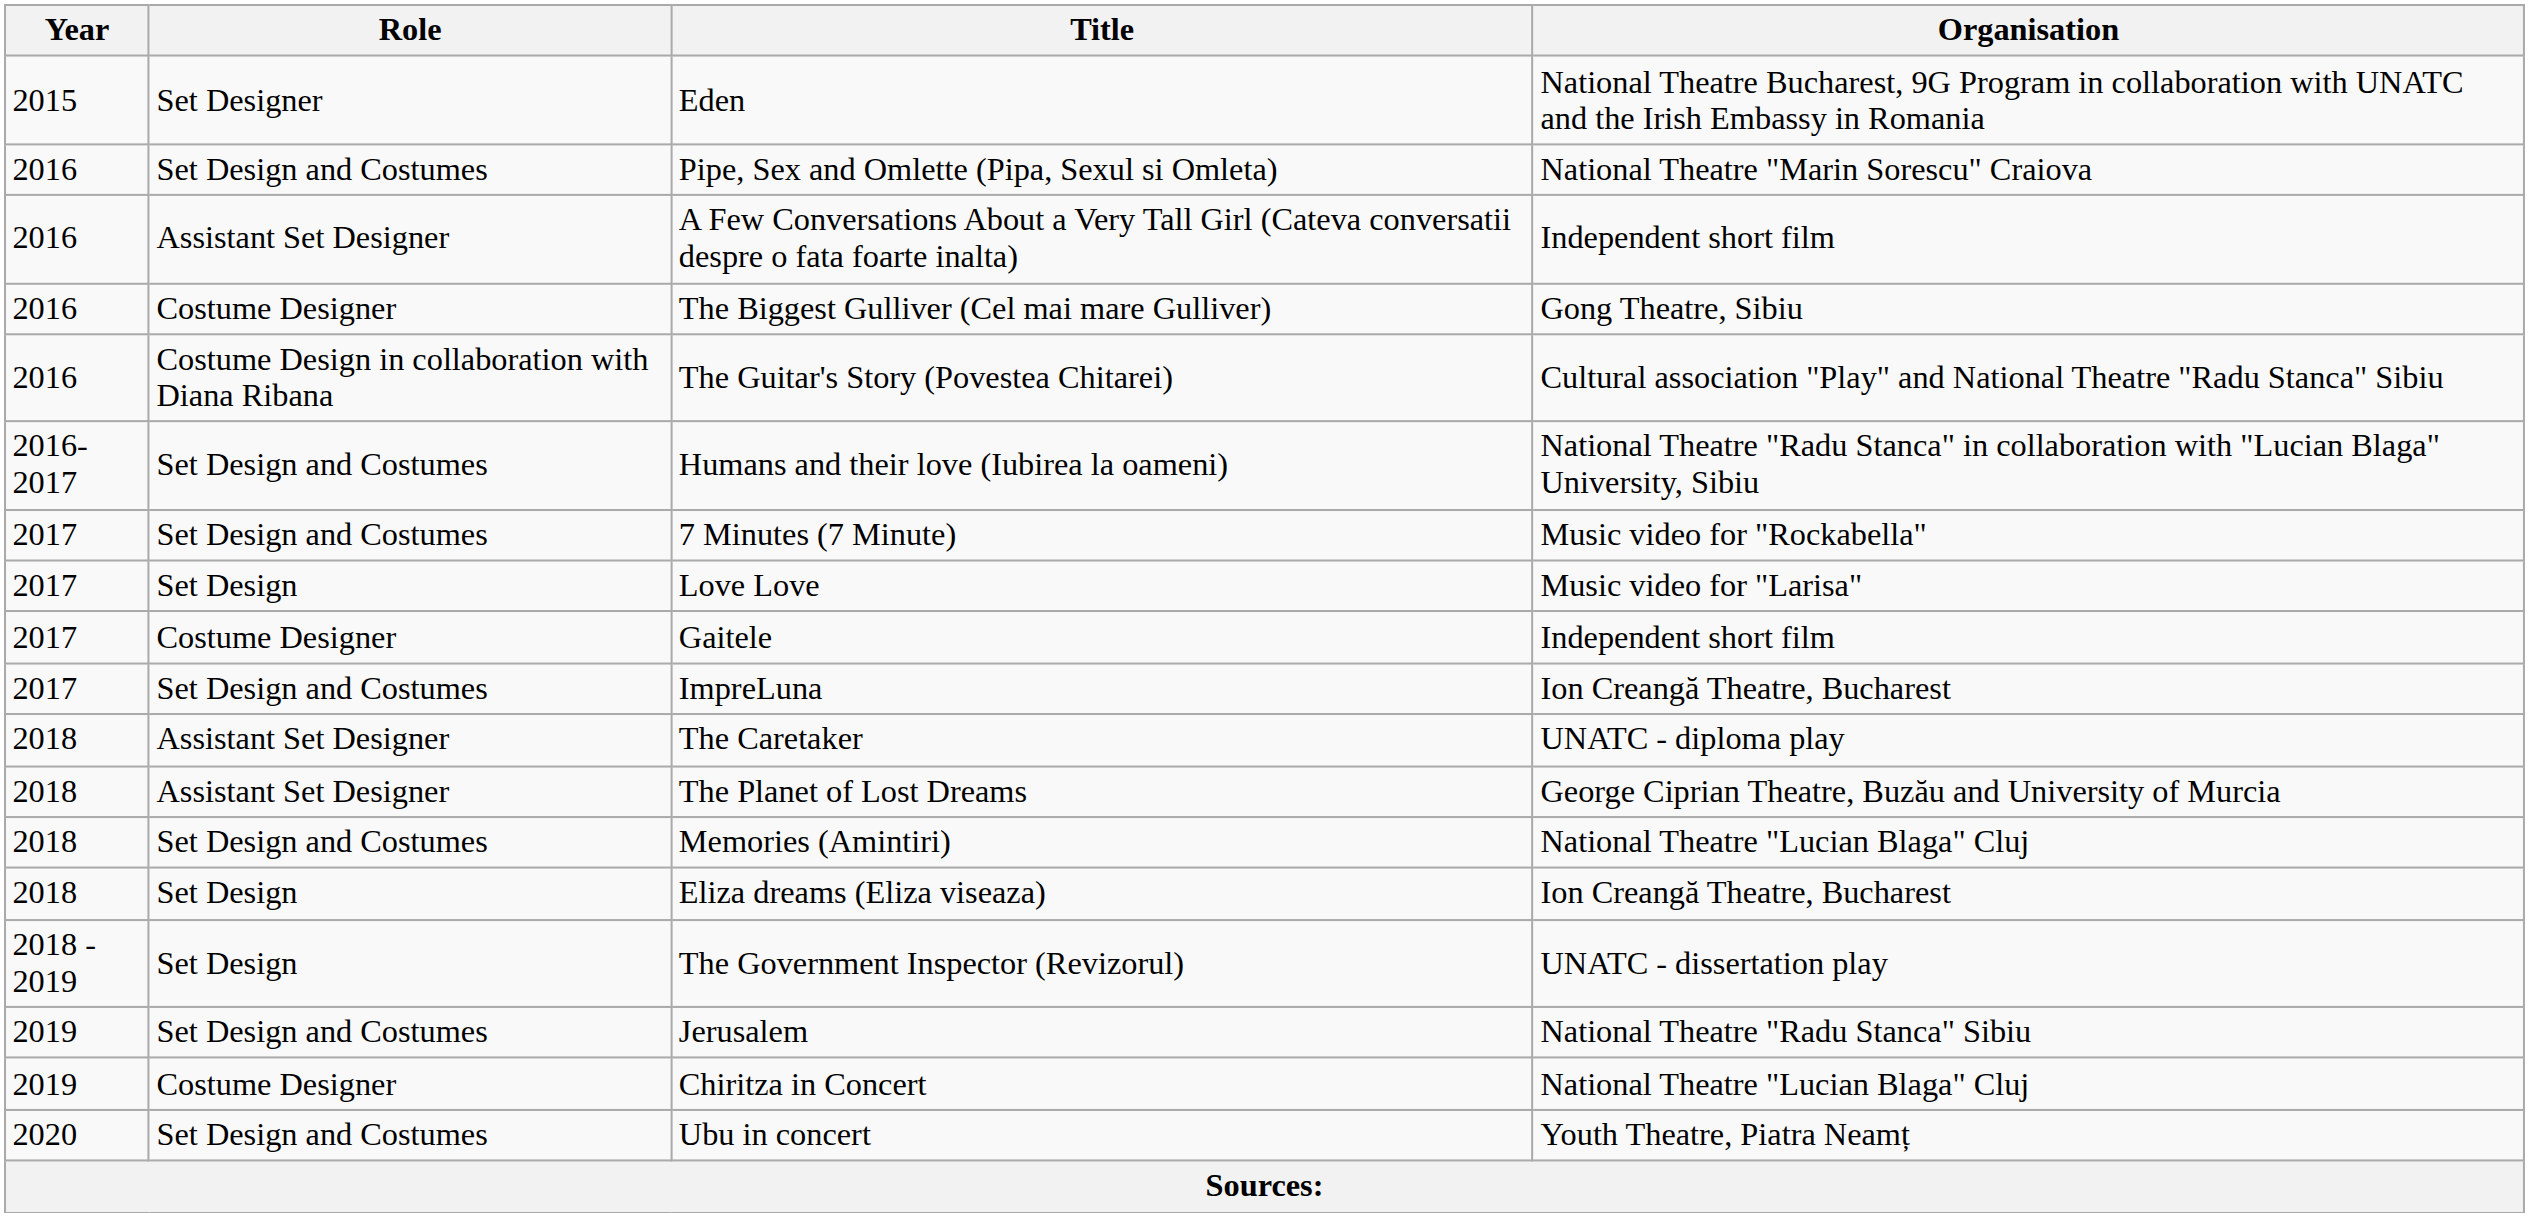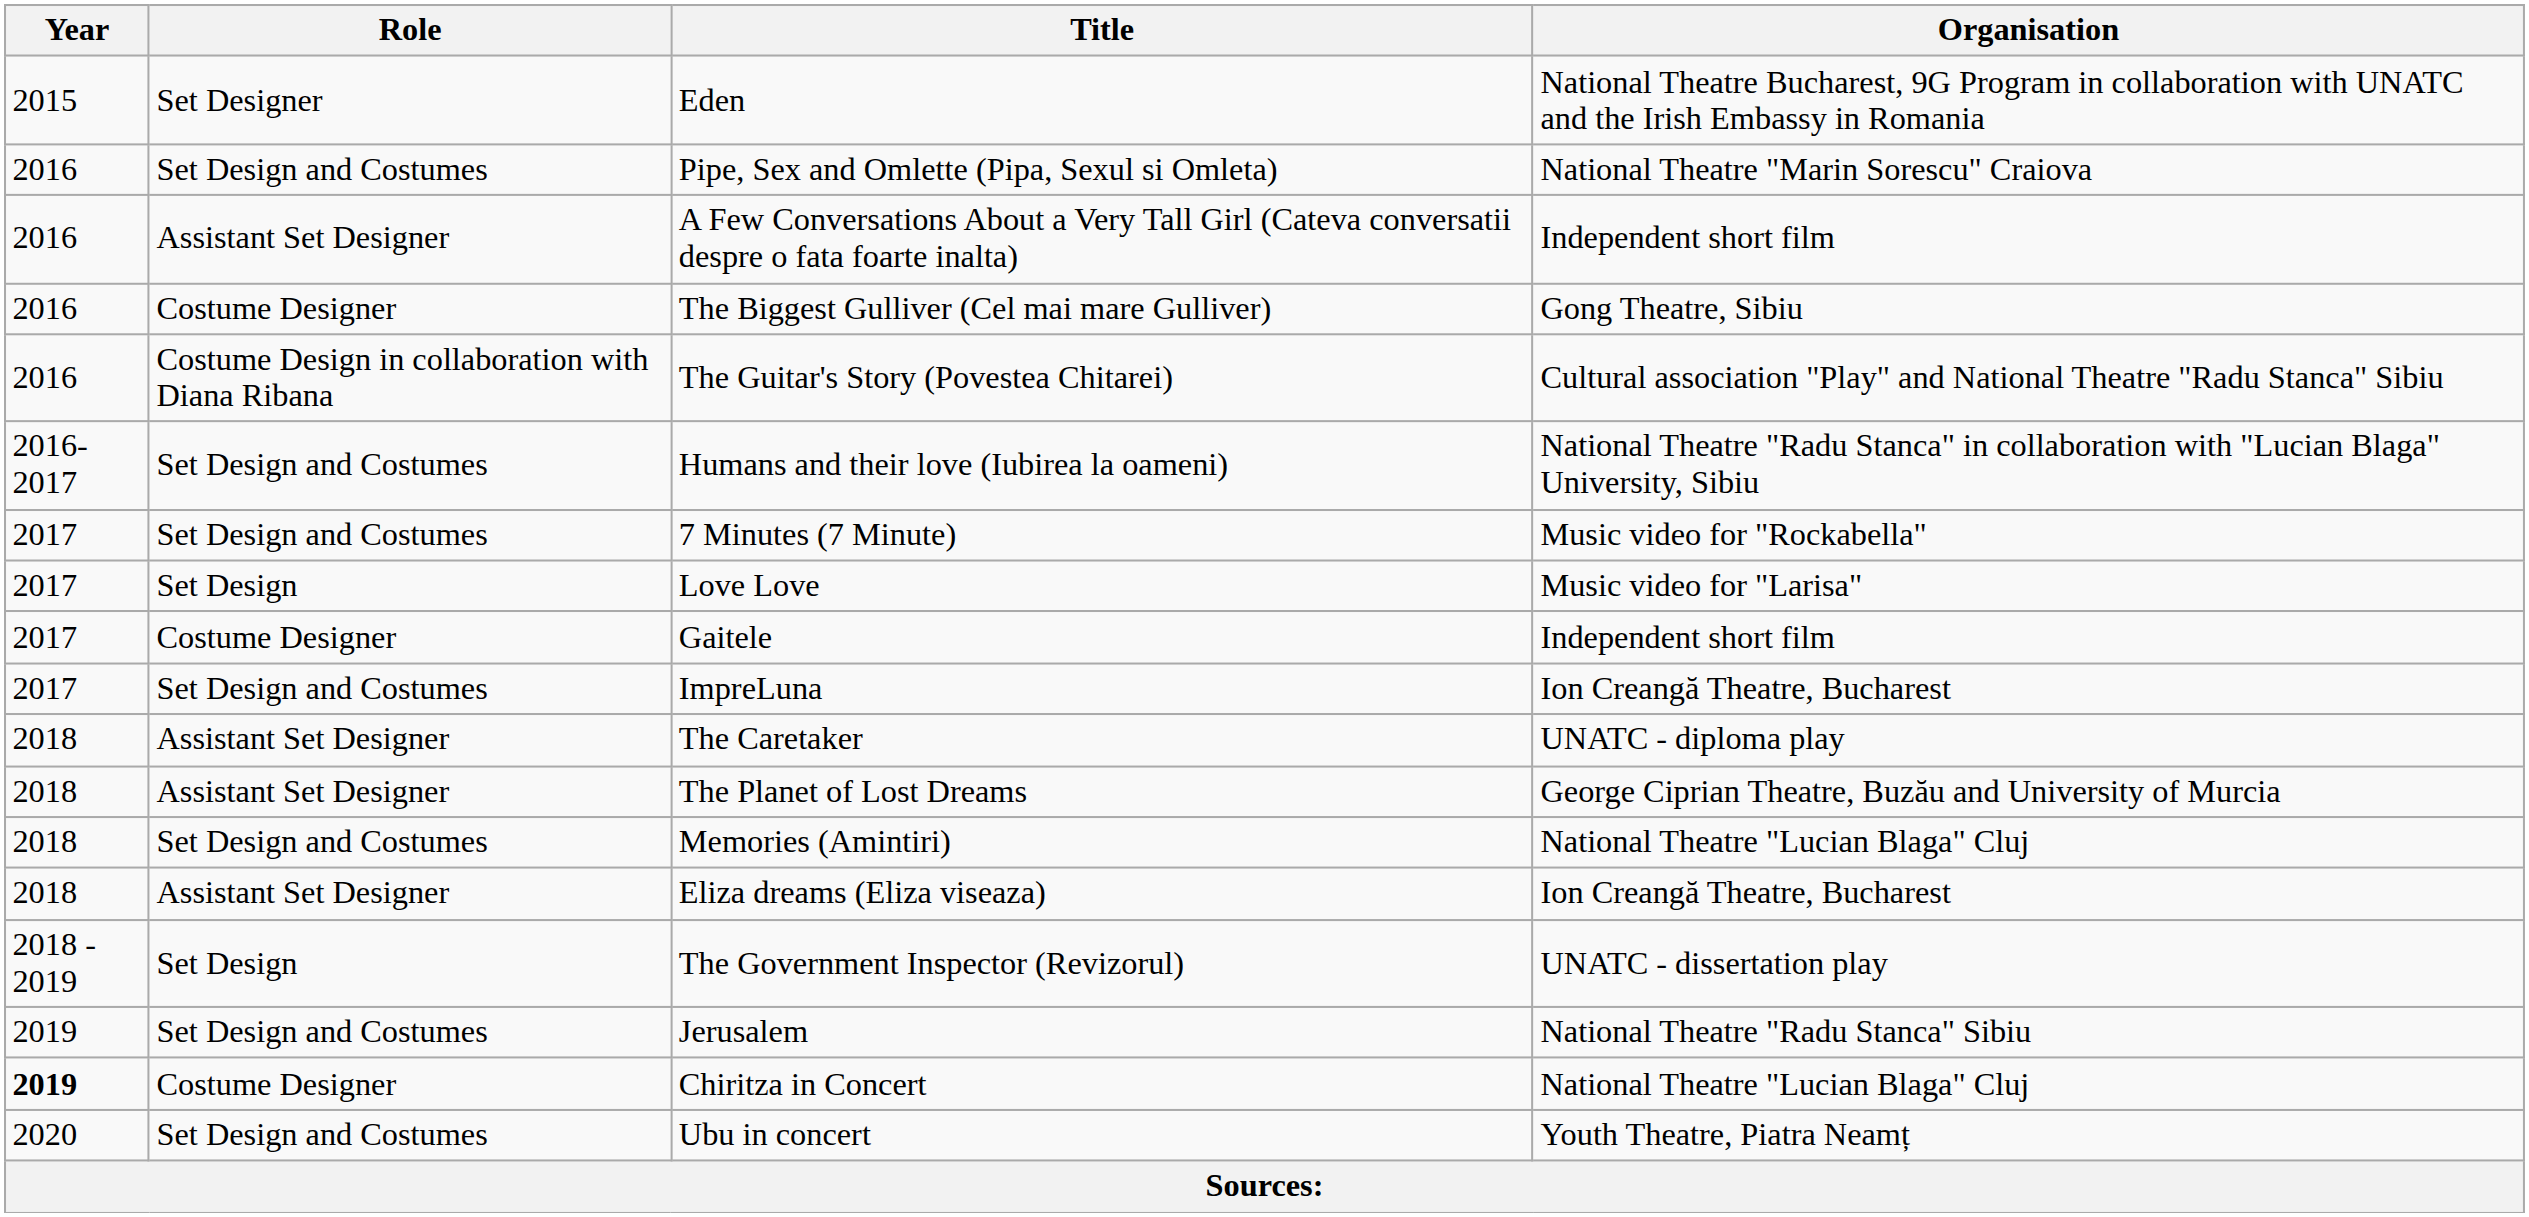(227, 893) Set Design -> (303, 893) Assistant Set Designer
(45, 1083) normal -> (45, 1083) bold
